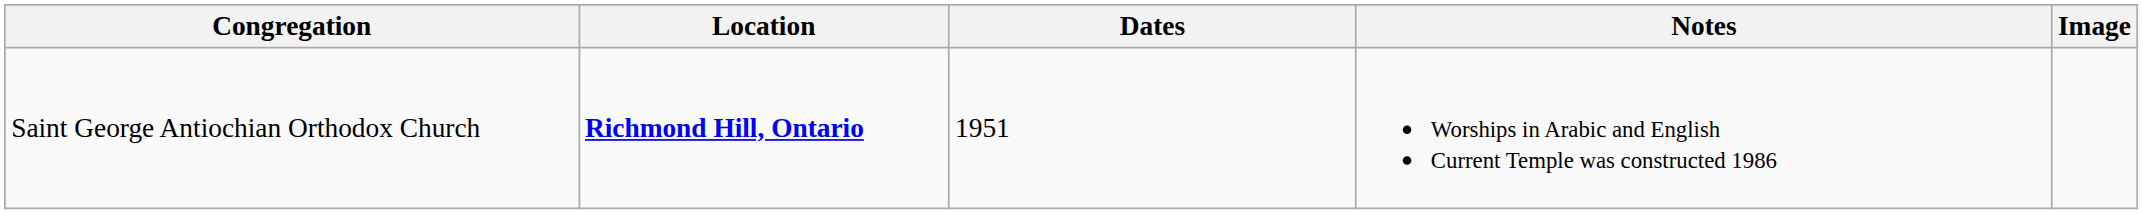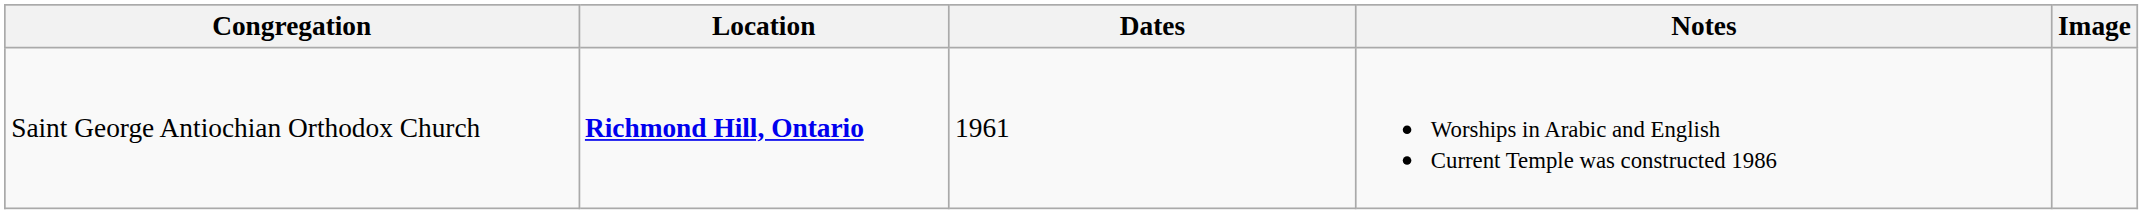(982, 127) 1951 -> (982, 127) 1961
